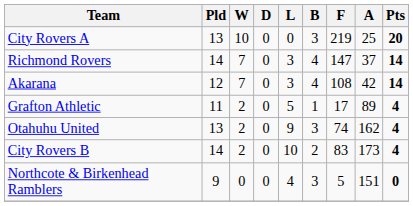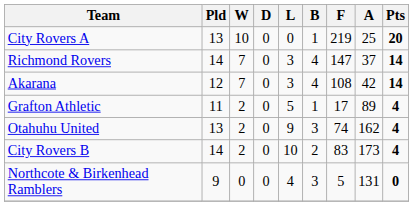(315, 38) 3 -> (315, 38) 1
(369, 181) 151 -> (369, 181) 131
